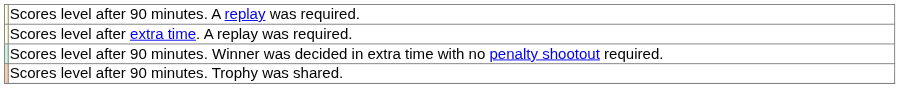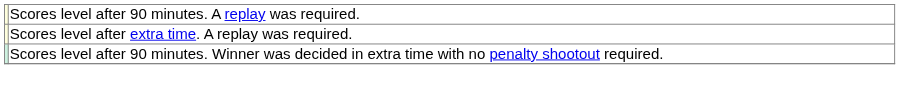- row: (176, 73)
